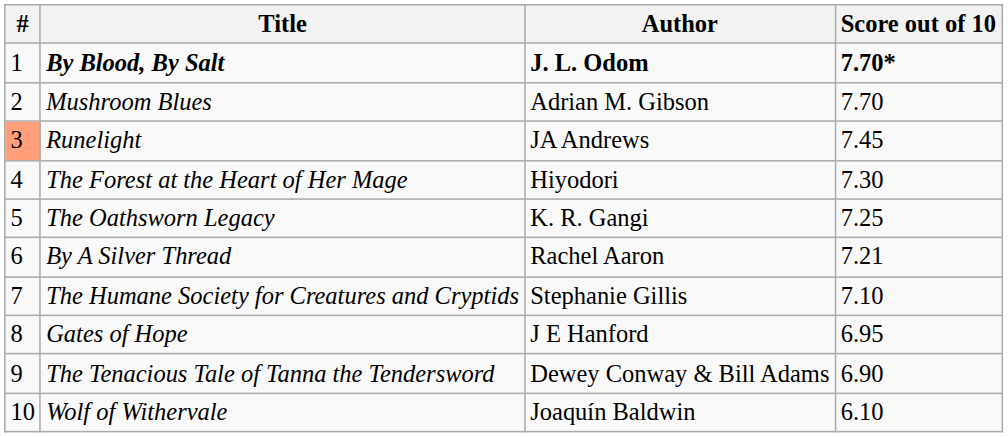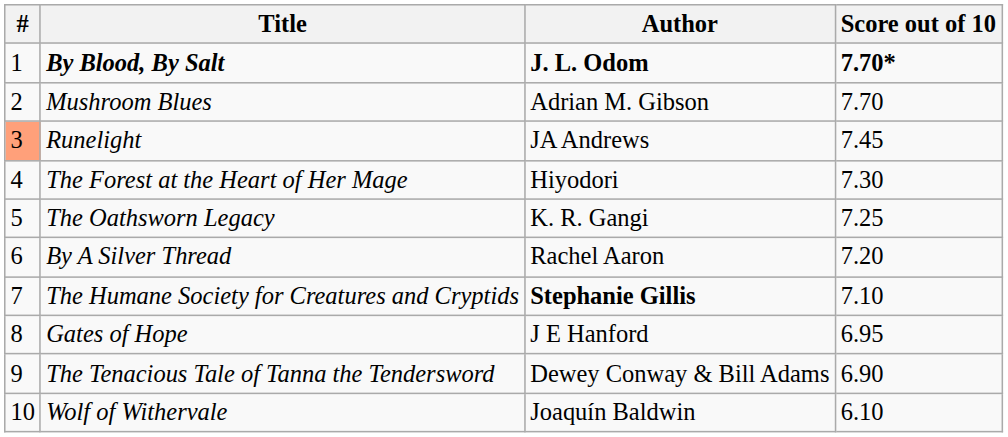(862, 256) 7.21 -> (862, 256) 7.20
(609, 295) normal -> (613, 295) bold
